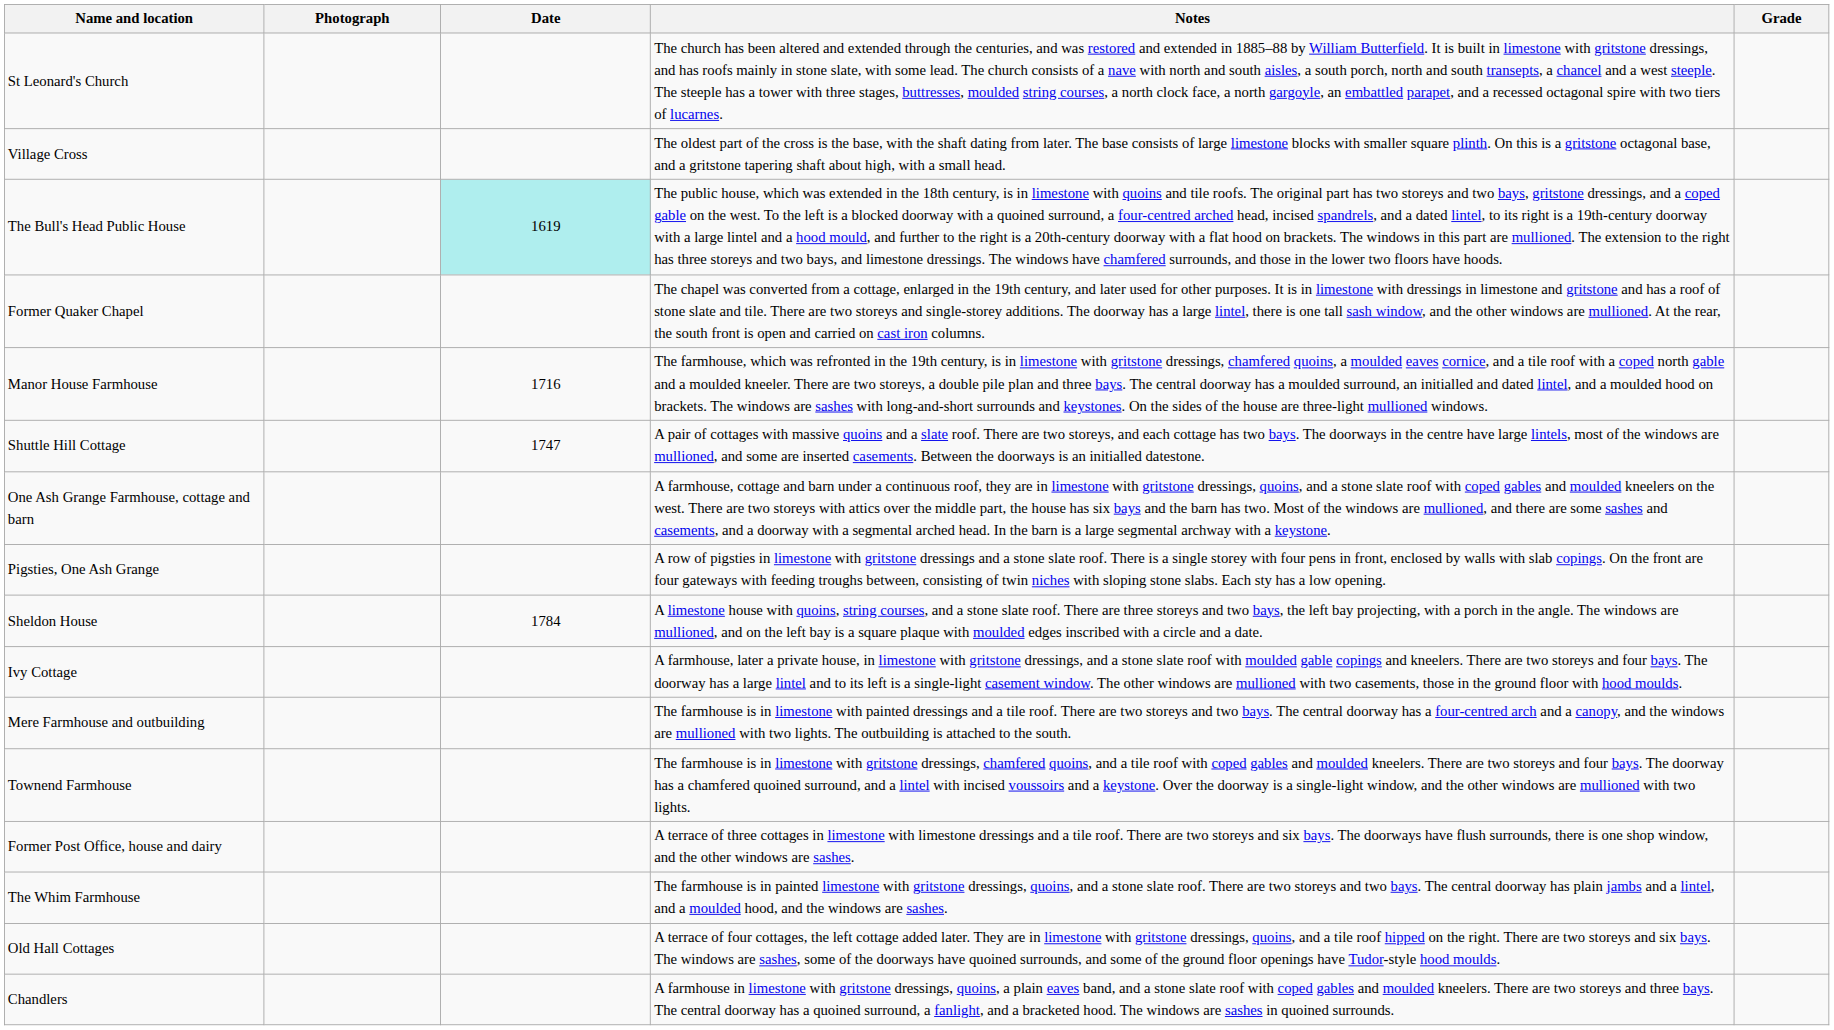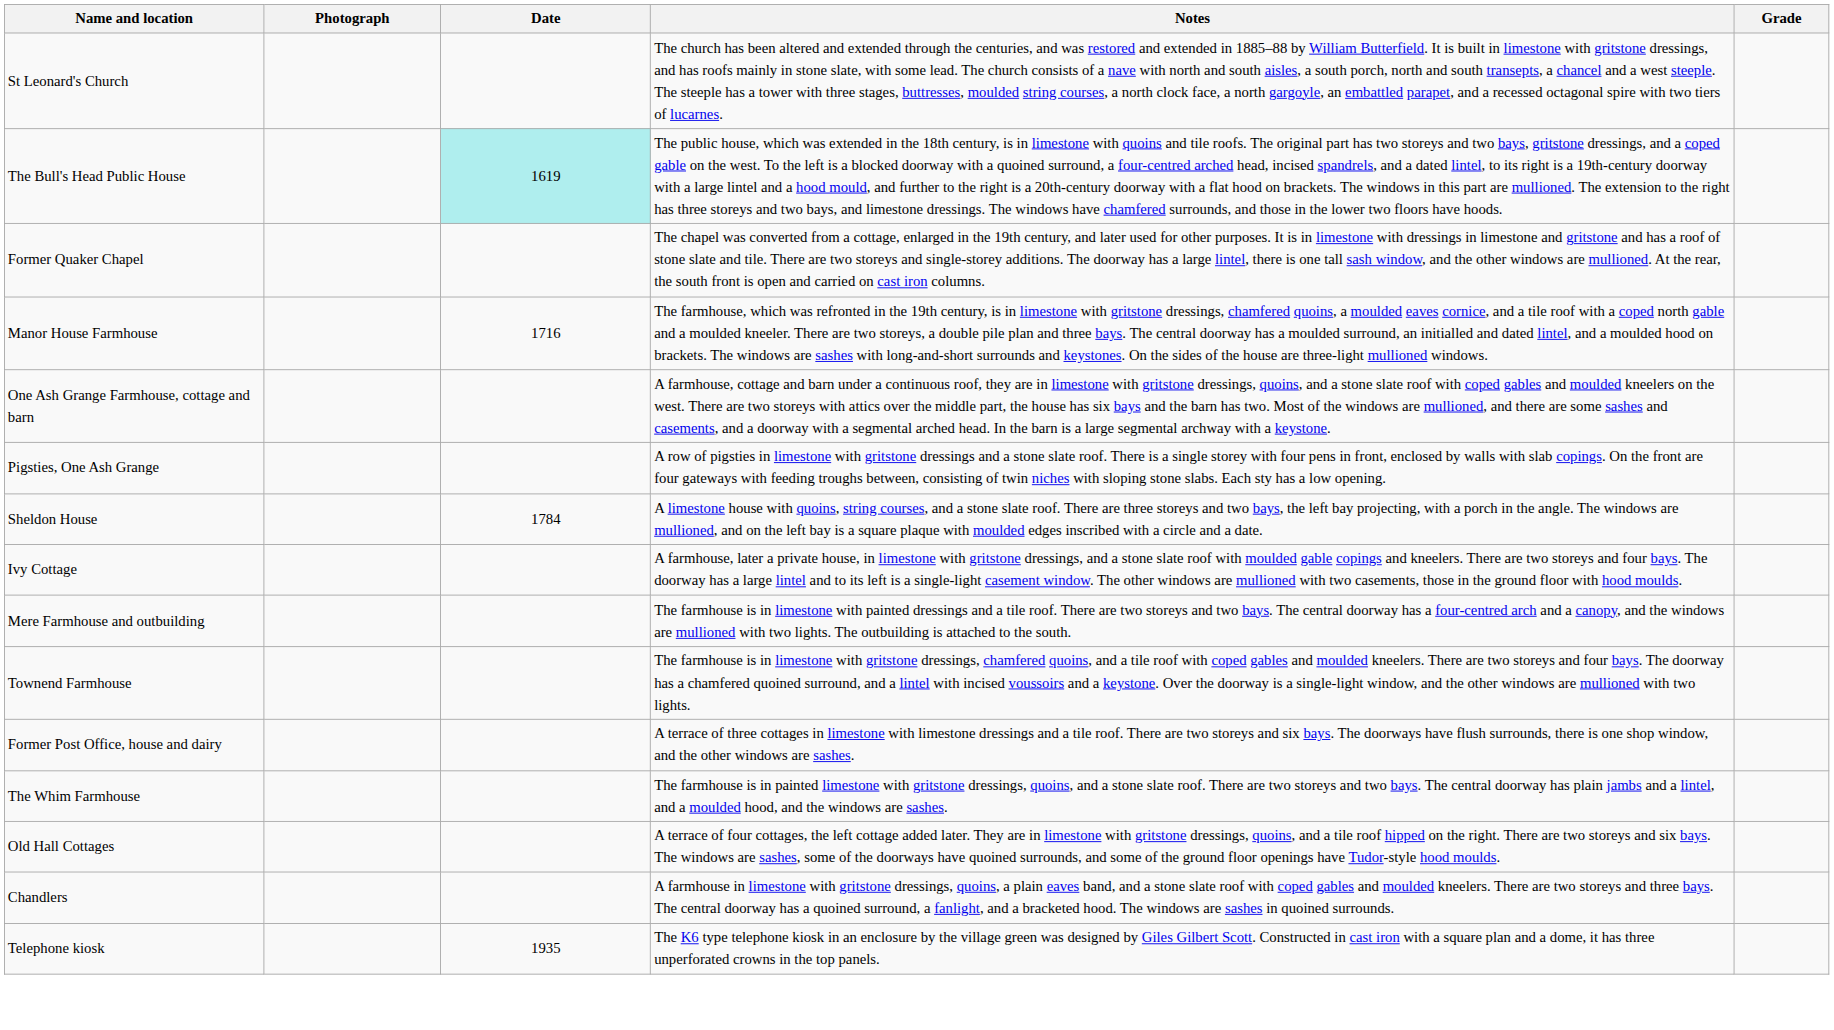- row: (48, 153)
- row: (67, 446)
+ row: (56, 948)
